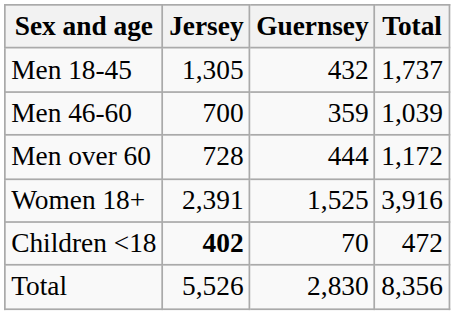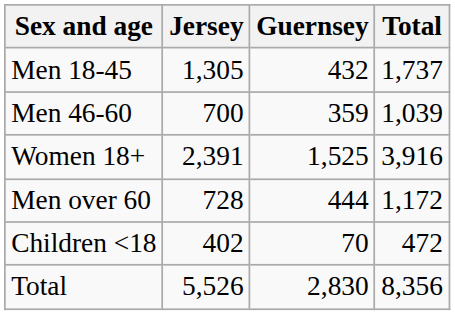rows swapped: (81, 156) <-> (78, 199)
(223, 243) bold -> (223, 243) normal
